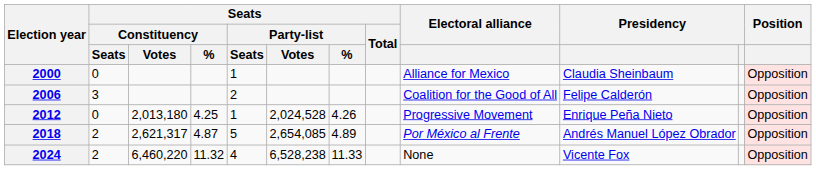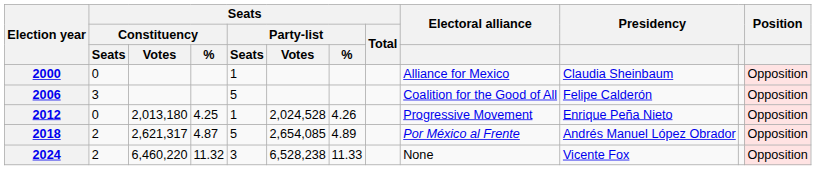(233, 94) 2 -> (233, 94) 5
(233, 154) 4 -> (233, 154) 3
